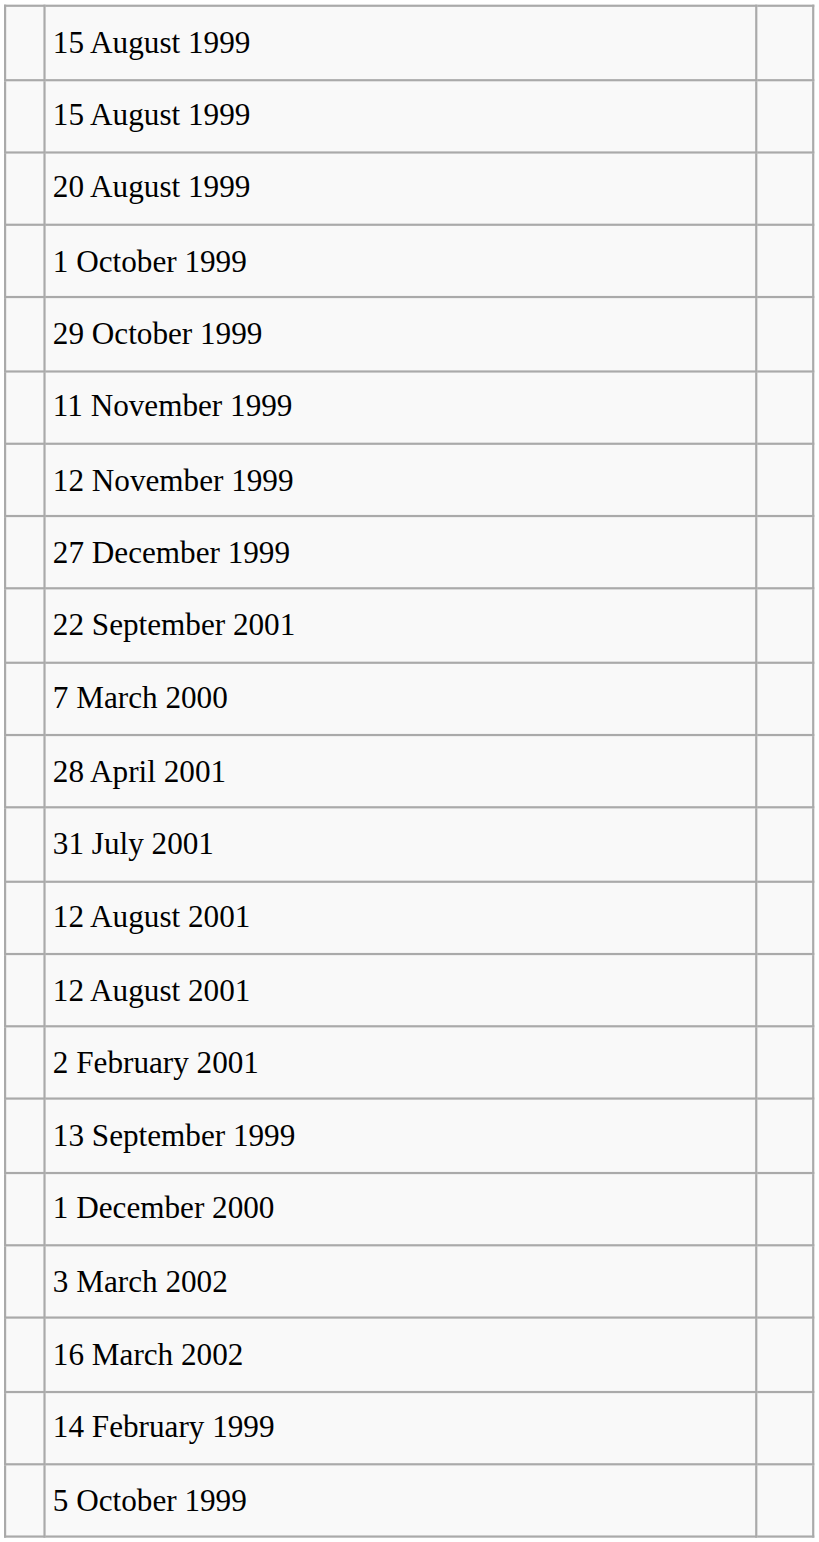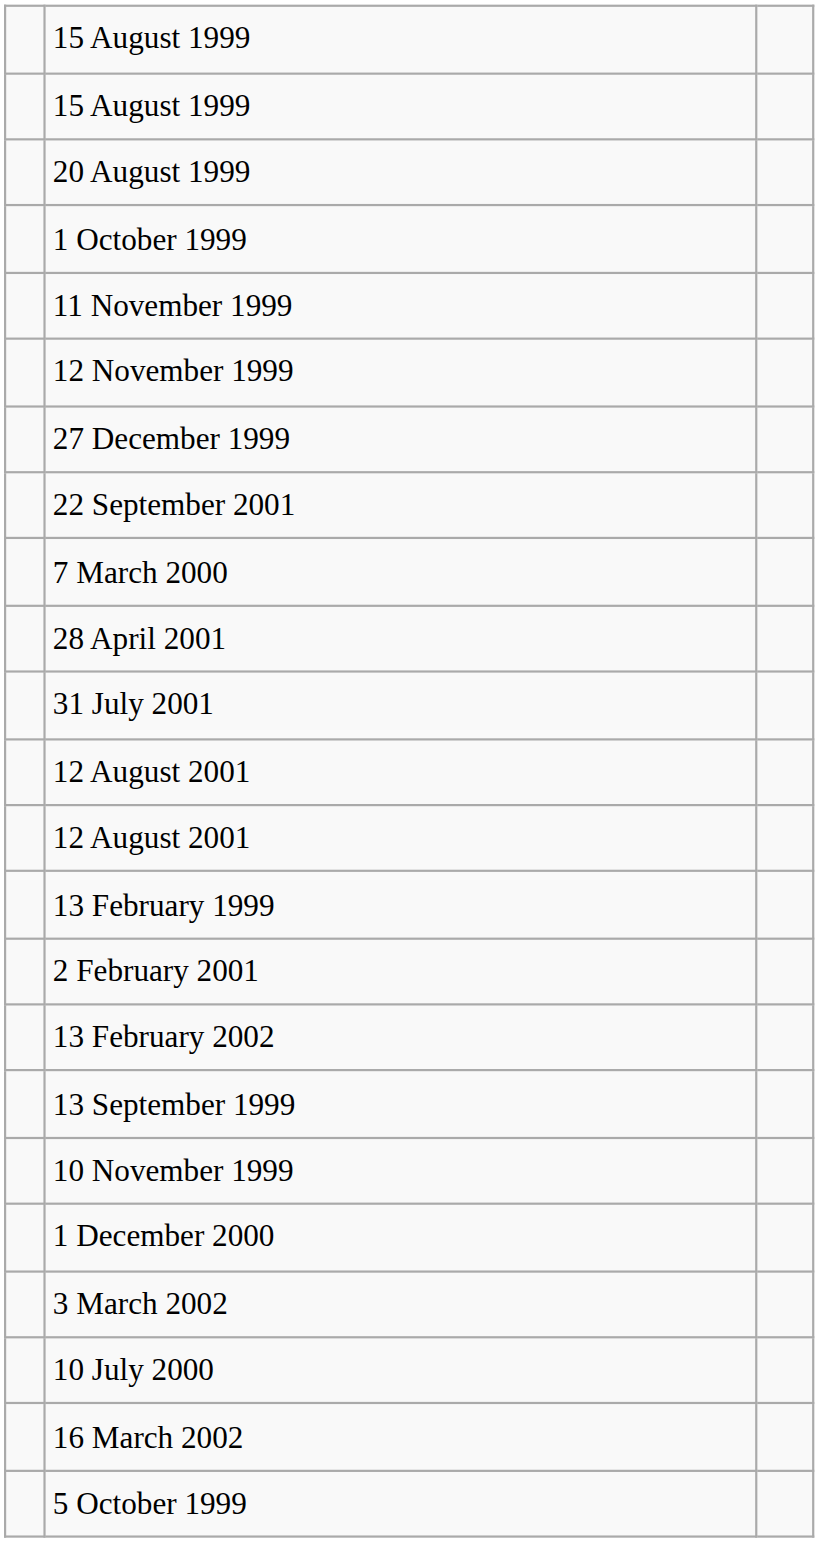- row: (25, 334)
+ row: (25, 905)
+ row: (25, 1038)
+ row: (25, 1171)
+ row: (25, 1371)
- row: (25, 1428)
